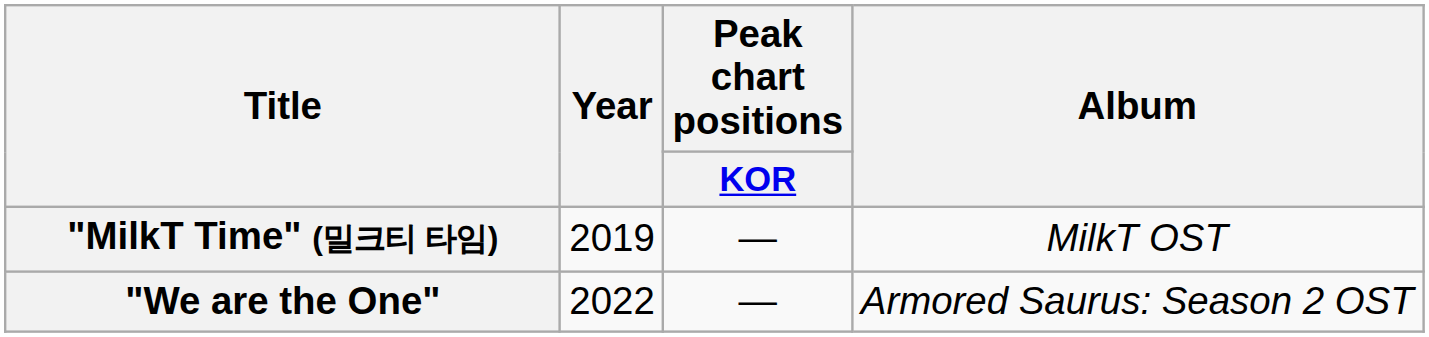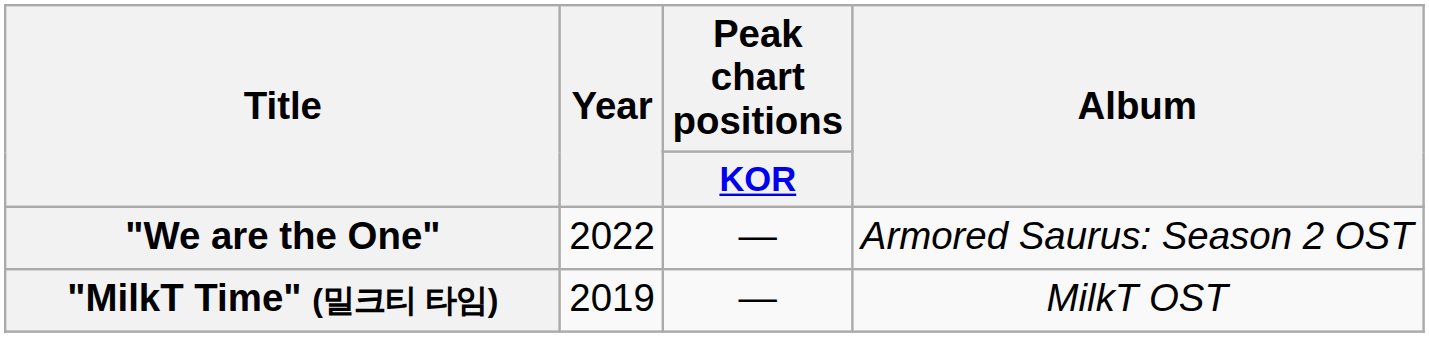rows swapped: (283, 236) <-> (283, 300)
